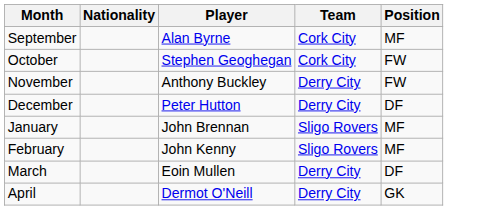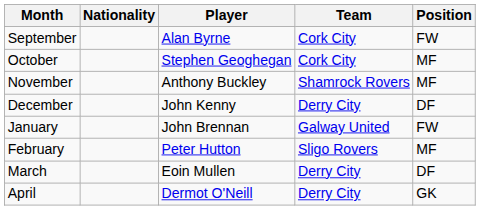(394, 37) MF -> (427, 37) FW
(395, 60) FW -> (427, 60) MF
(329, 82) Derry City -> (354, 82) Shamrock Rovers
(395, 82) FW -> (427, 82) MF
(201, 104) Peter Hutton -> (199, 104) John Kenny
(338, 127) Sligo Rovers -> (344, 127) Galway United
(394, 127) MF -> (427, 127) FW
(199, 149) John Kenny -> (201, 149) Peter Hutton
